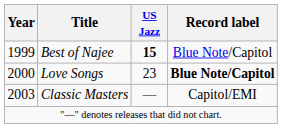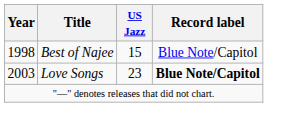(21, 52) 1999 -> (21, 52) 1998
(149, 52) bold -> (135, 52) normal
(21, 73) 2000 -> (21, 73) 2003
- row: (85, 95)
